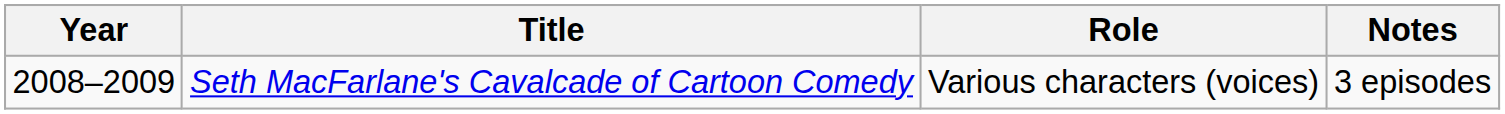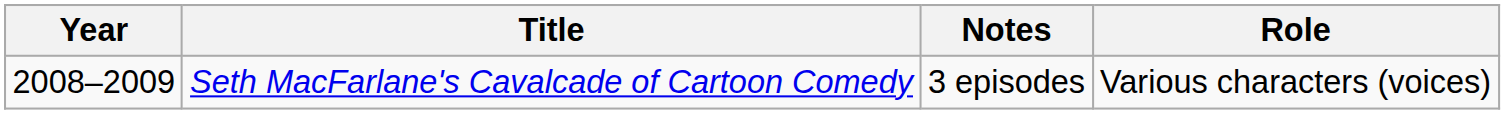columns swapped: (1123, 30) <-> (1413, 30)
